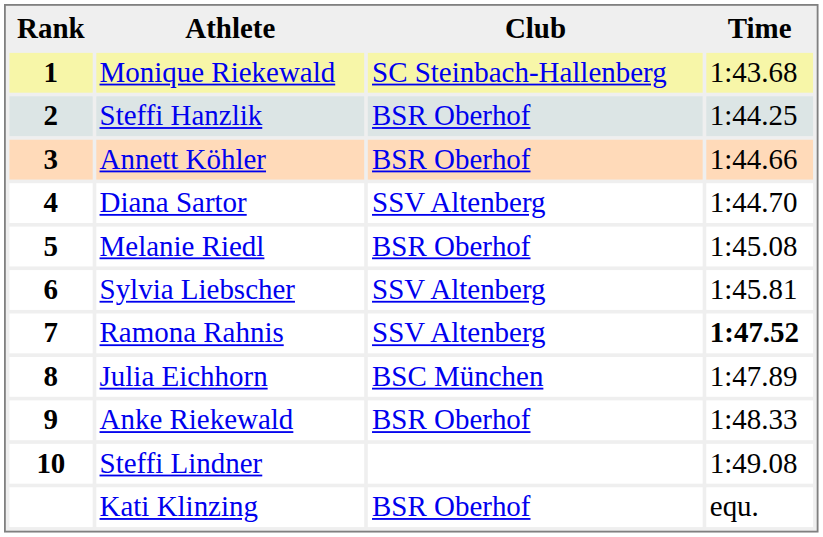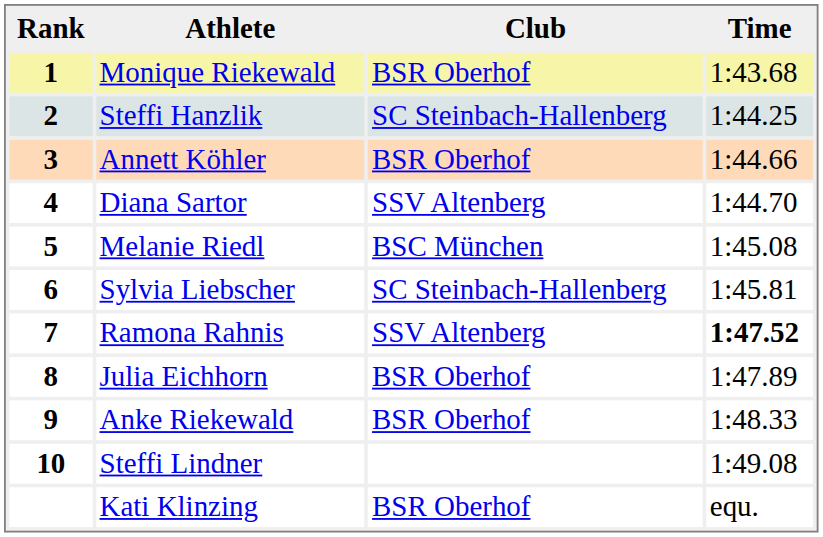(519, 72) SC Steinbach-Hallenberg -> (451, 72) BSR Oberhof
(451, 115) BSR Oberhof -> (519, 115) SC Steinbach-Hallenberg
(451, 246) BSR Oberhof -> (458, 246) BSC München
(459, 289) SSV Altenberg -> (519, 289) SC Steinbach-Hallenberg
(458, 376) BSC München -> (451, 376) BSR Oberhof
